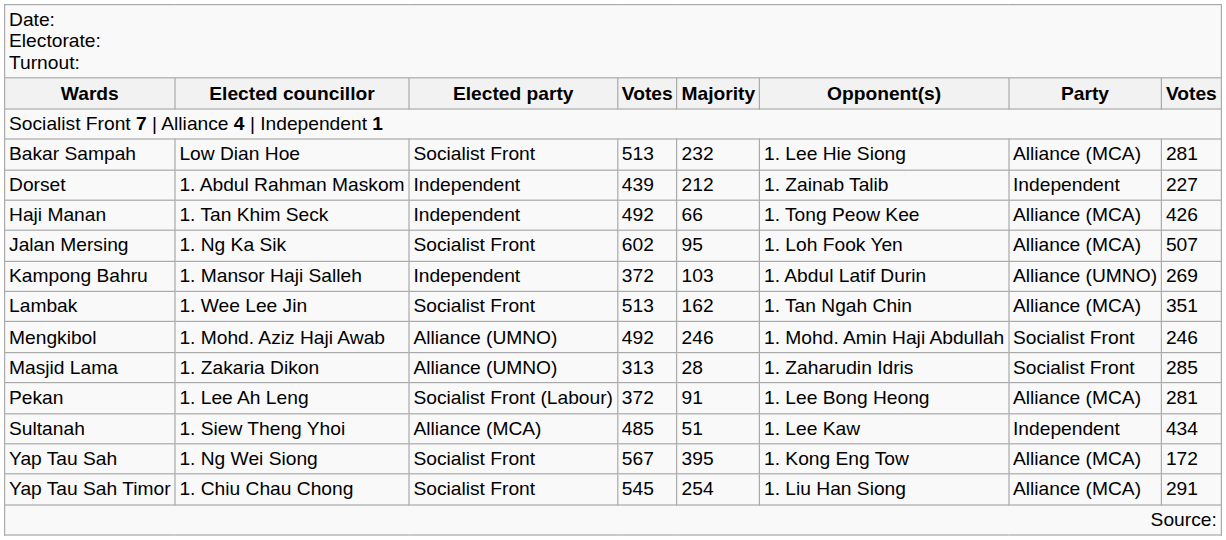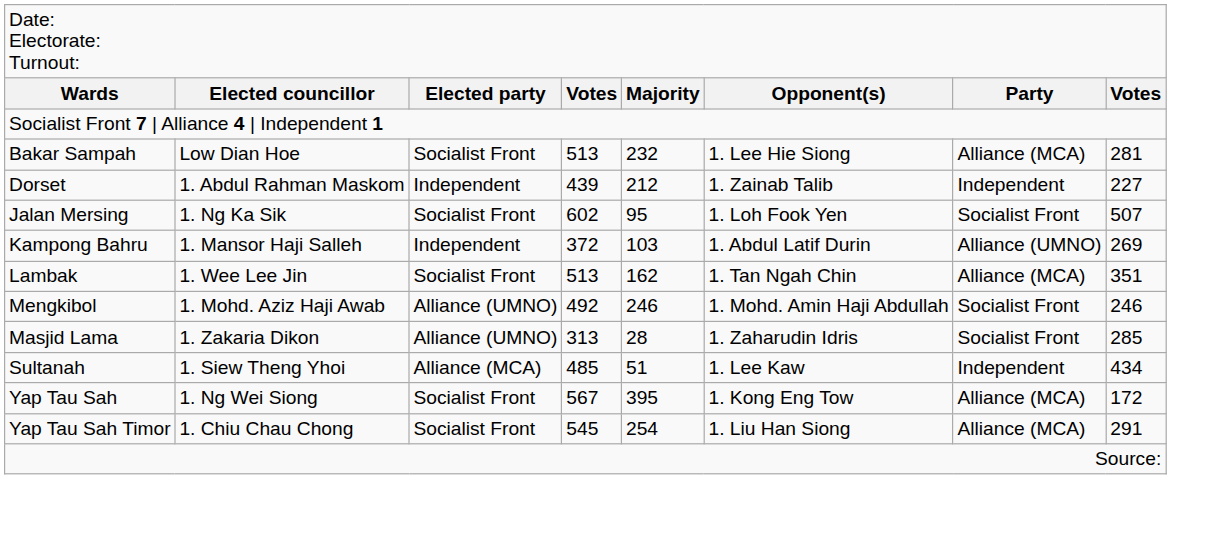- row: (58, 215)
(1077, 245) Alliance (MCA) -> (1018, 215) Socialist Front
- row: (36, 397)
